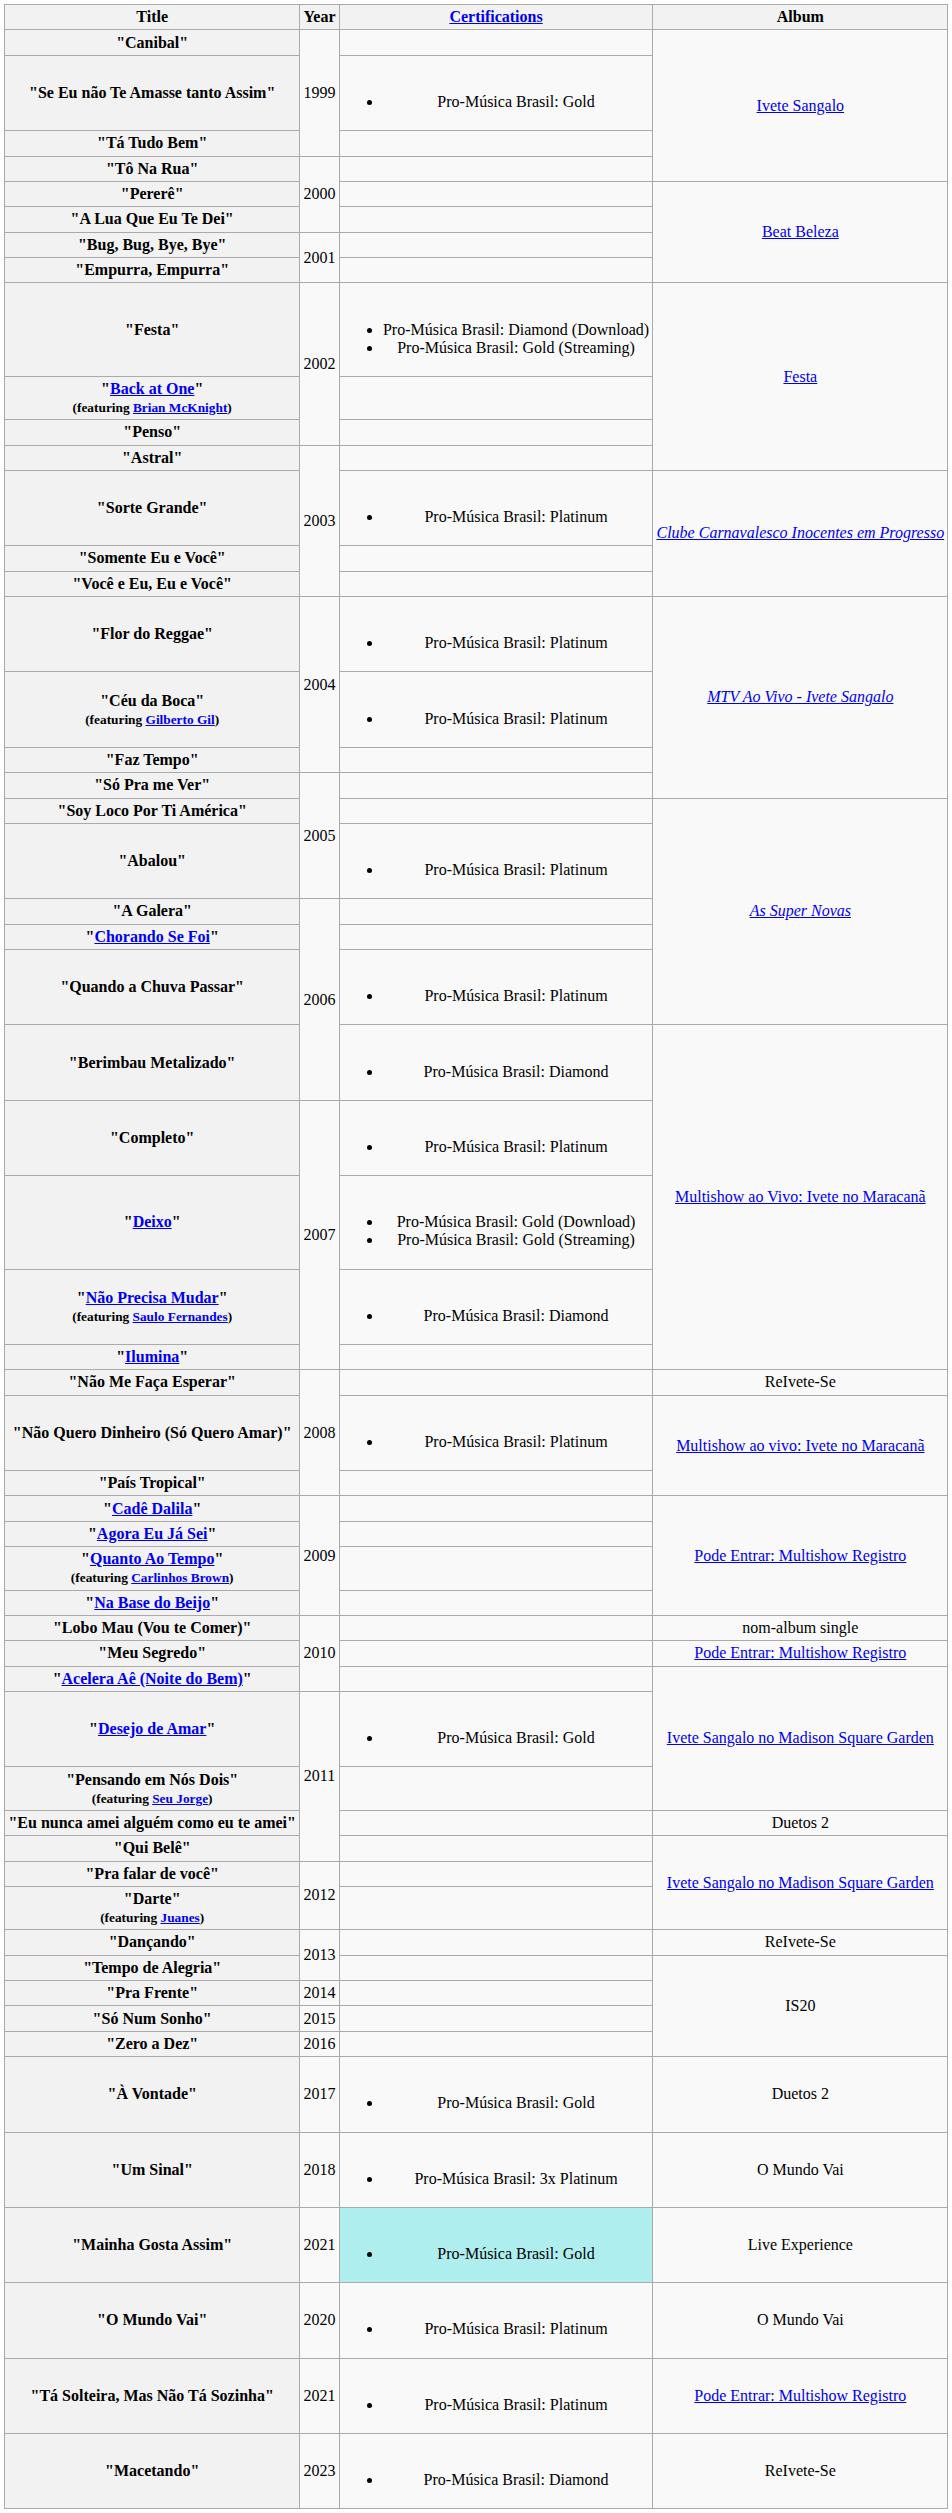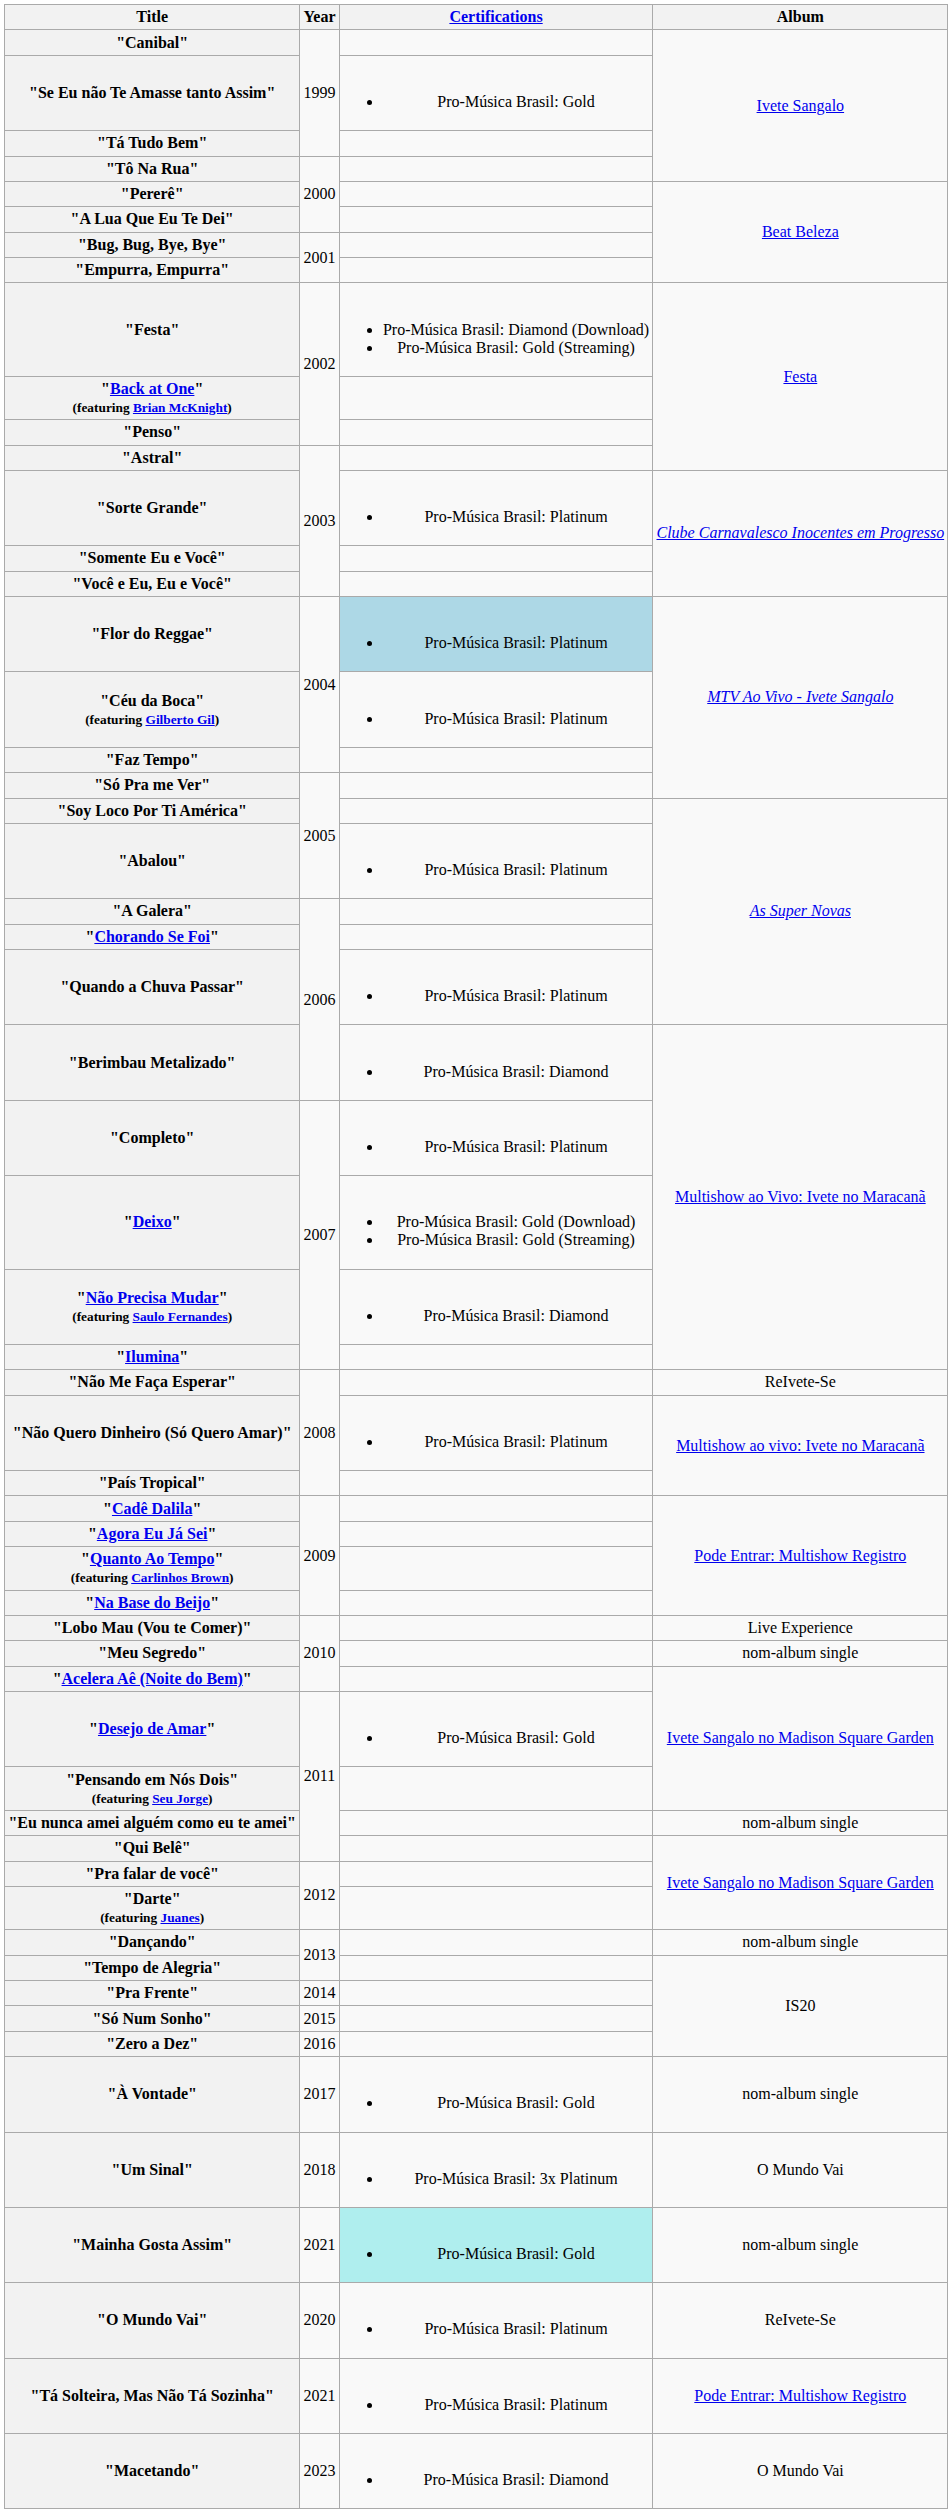(496, 643) no background -> (496, 643) lightblue background
(800, 1628) nom-album single -> (800, 1628) Live Experience
(800, 1653) Pode Entrar: Multishow Registro -> (800, 1653) nom-album single
(800, 1822) Duetos 2 -> (800, 1822) nom-album single
(800, 1942) ReIvete-Se -> (800, 1942) nom-album single
(800, 2094) Duetos 2 -> (800, 2094) nom-album single
(800, 2245) Live Experience -> (800, 2245) nom-album single
(800, 2320) O Mundo Vai -> (800, 2320) ReIvete-Se
(800, 2471) ReIvete-Se -> (800, 2471) O Mundo Vai
